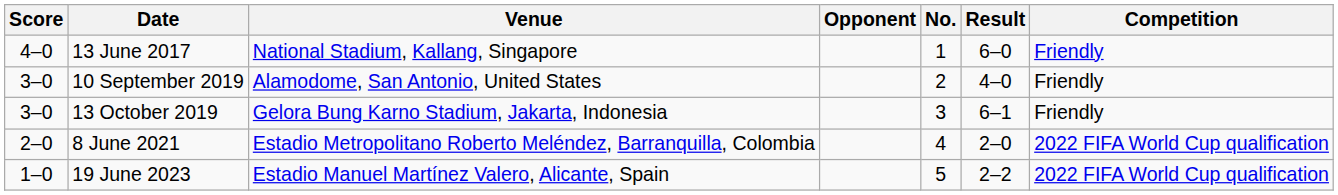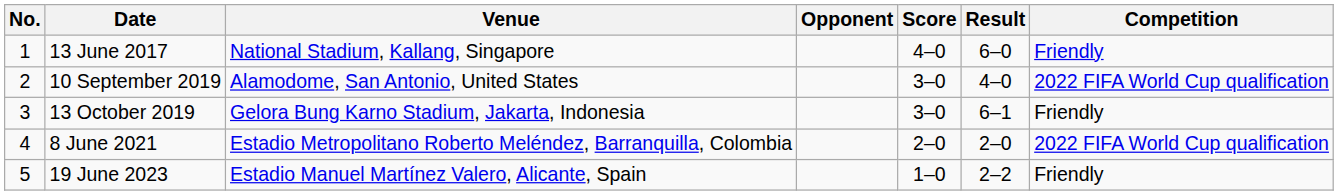columns swapped: (941, 19) <-> (36, 19)
(1069, 81) Friendly -> (1182, 81) 2022 FIFA World Cup qualification
(1182, 174) 2022 FIFA World Cup qualification -> (1069, 174) Friendly
